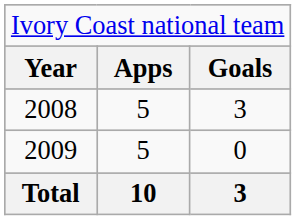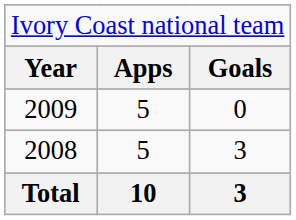rows swapped: (51, 109) <-> (51, 151)
